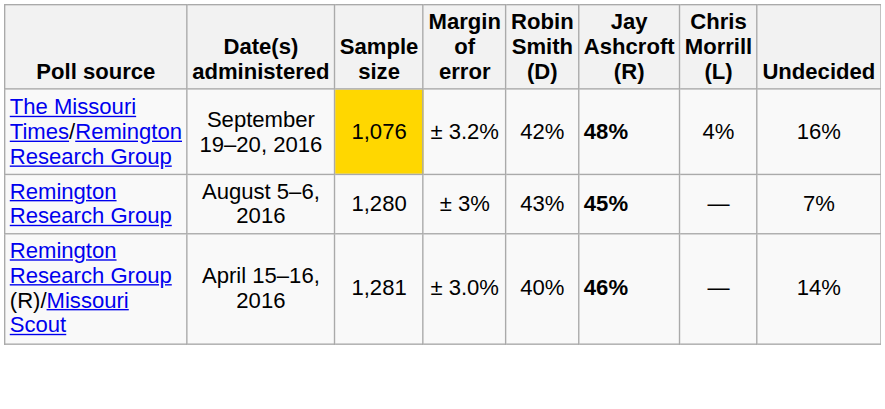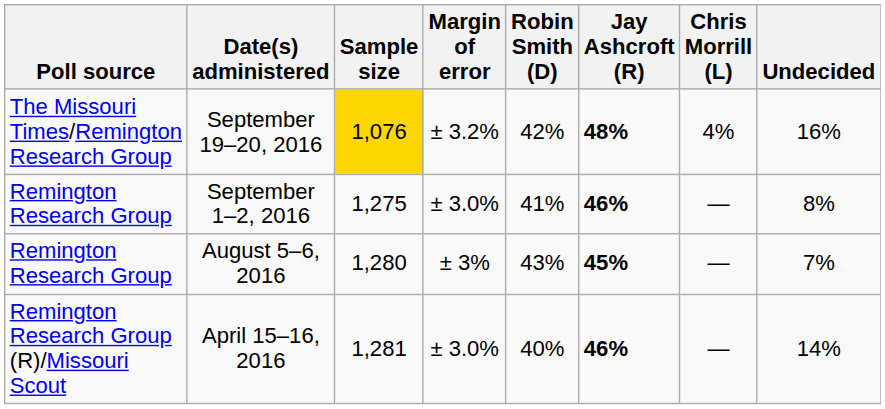+ row: (261, 203)
